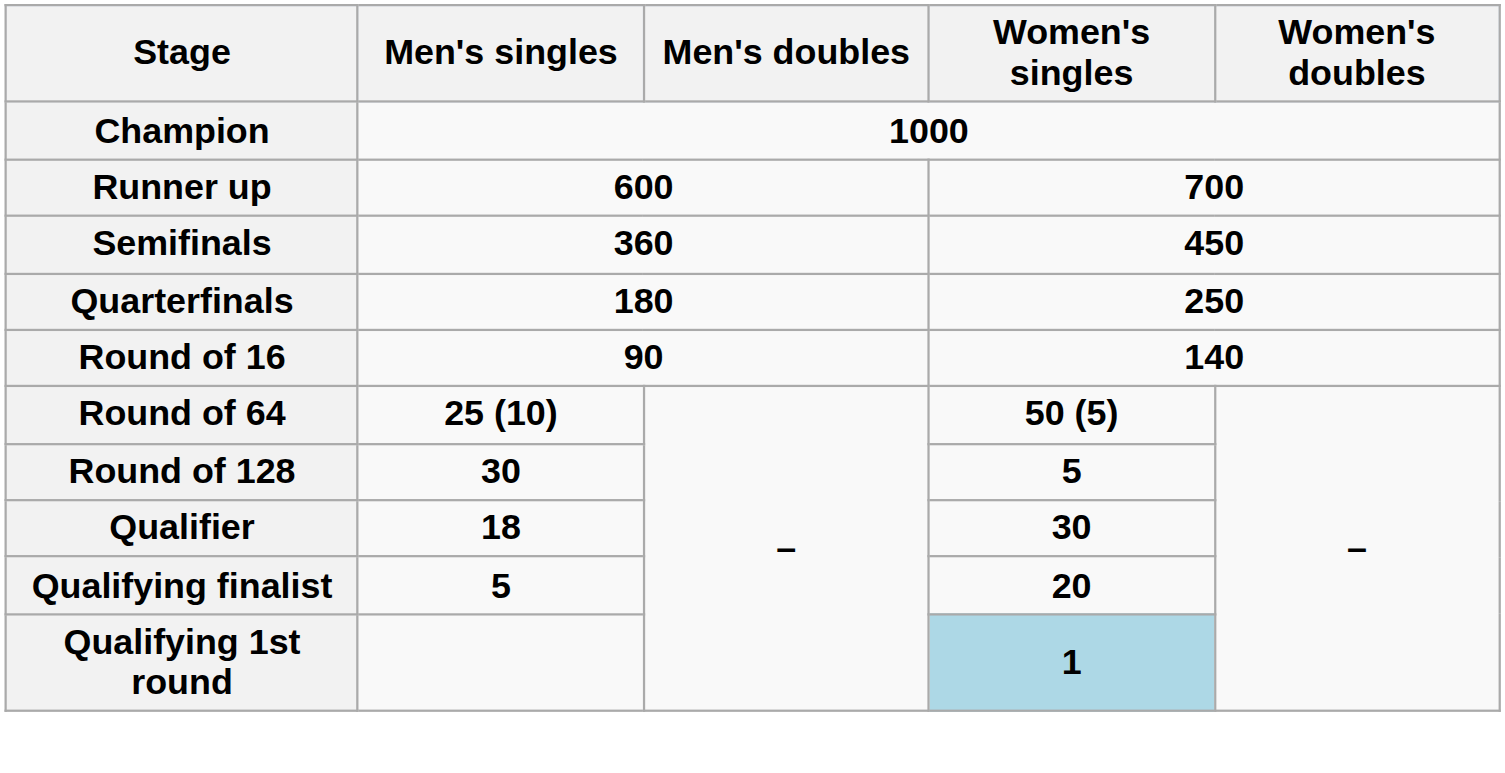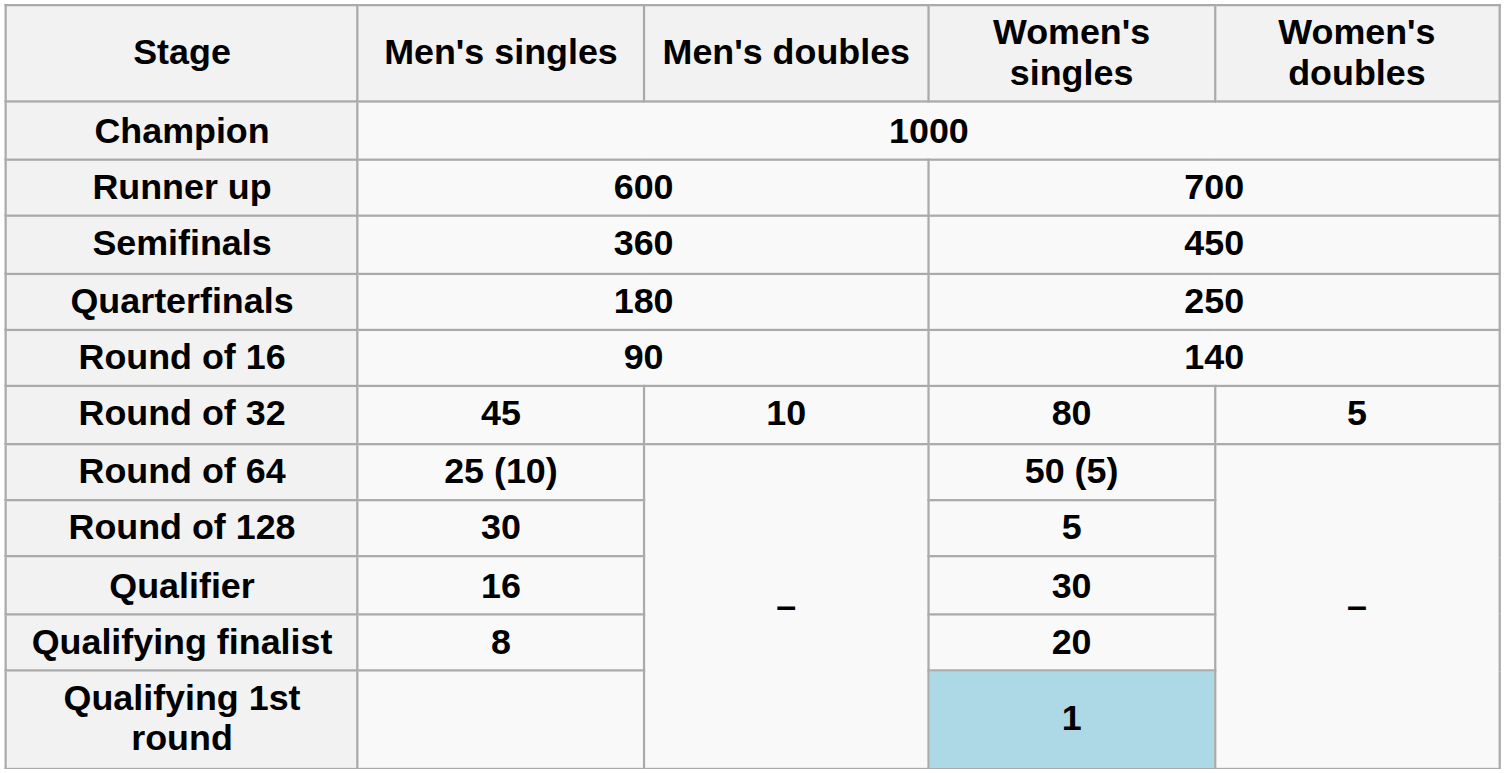+ row: (182, 414)
(501, 527) 18 -> (501, 584) 16
(501, 584) 5 -> (501, 641) 8
